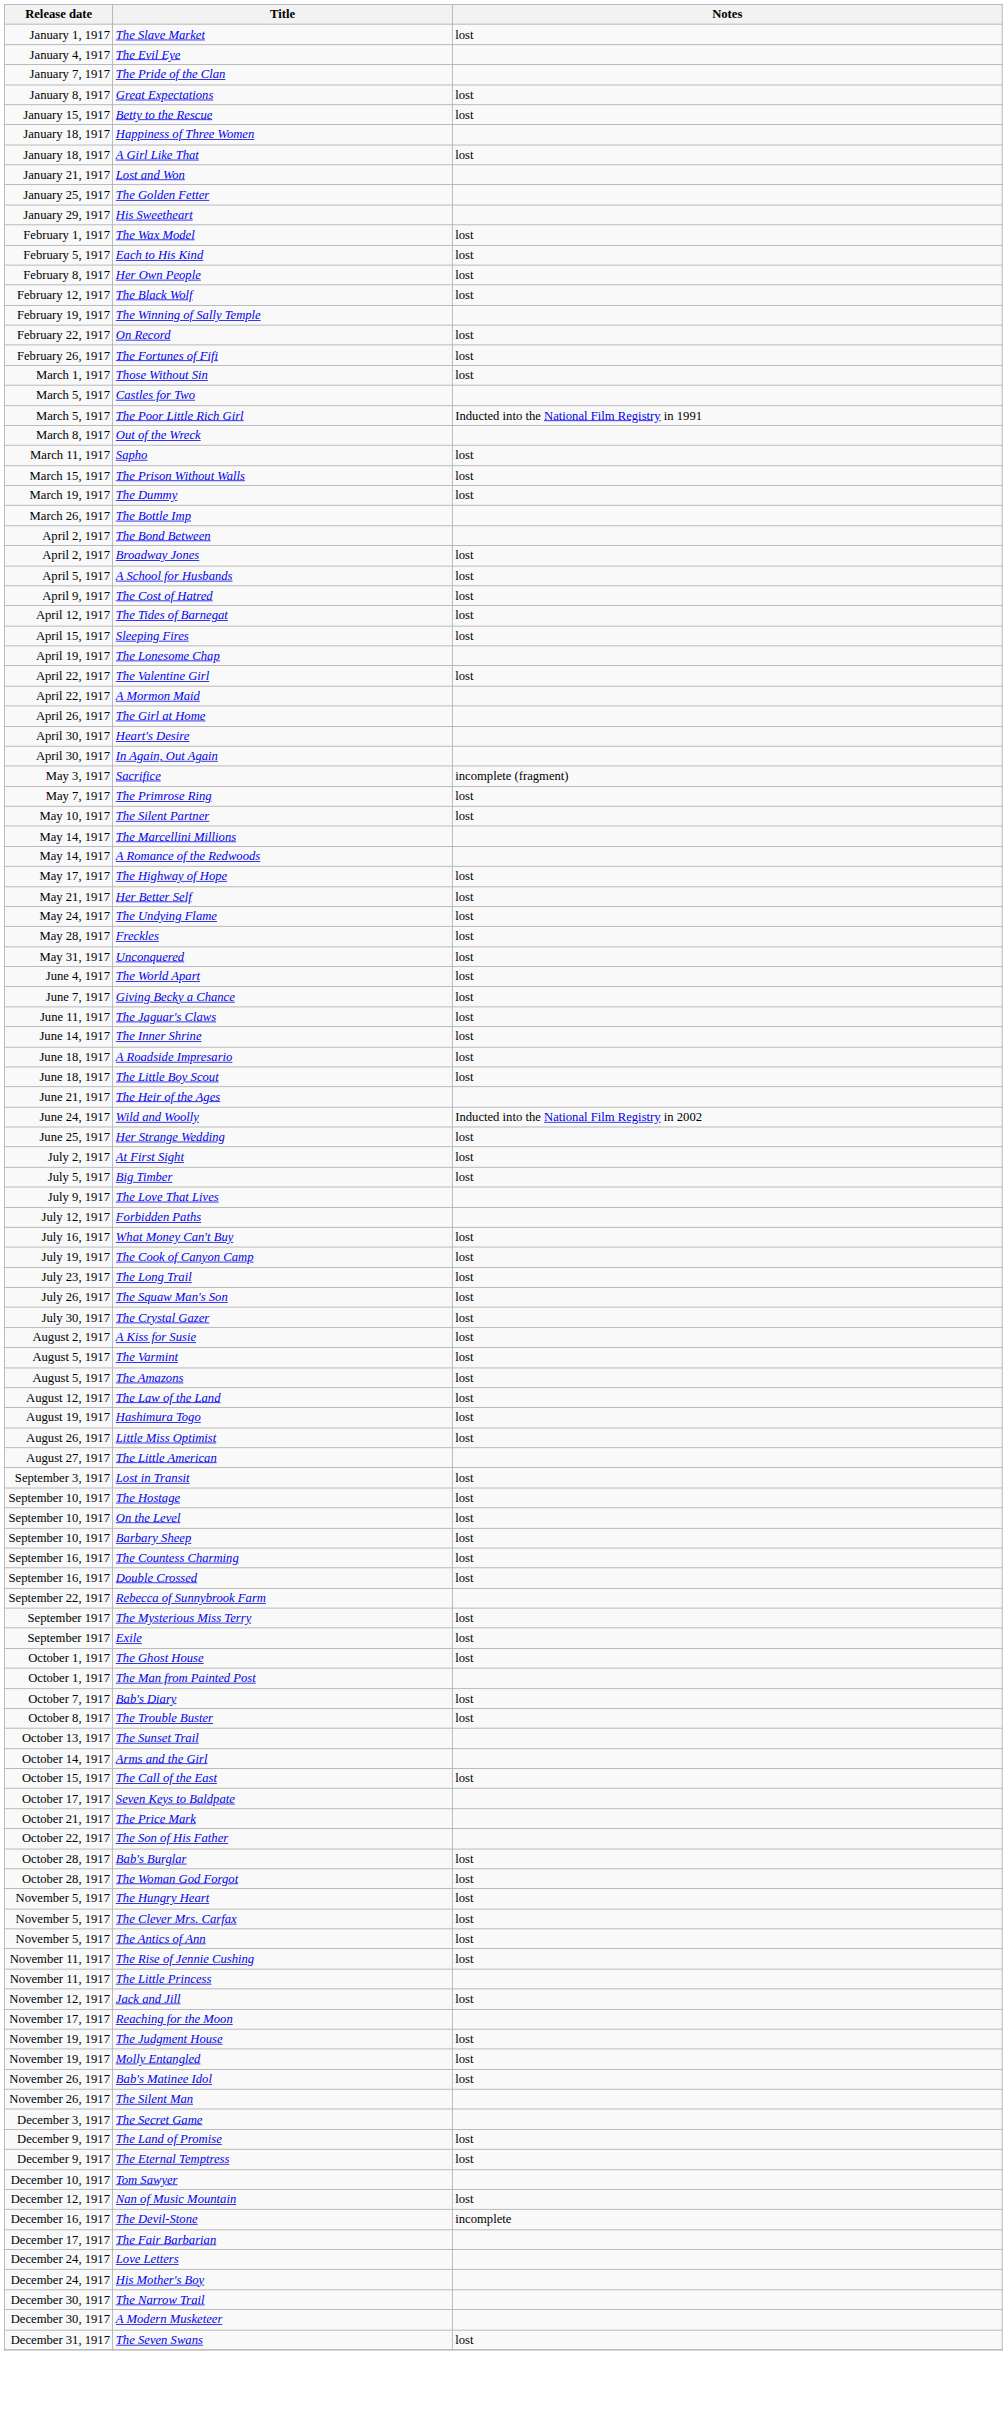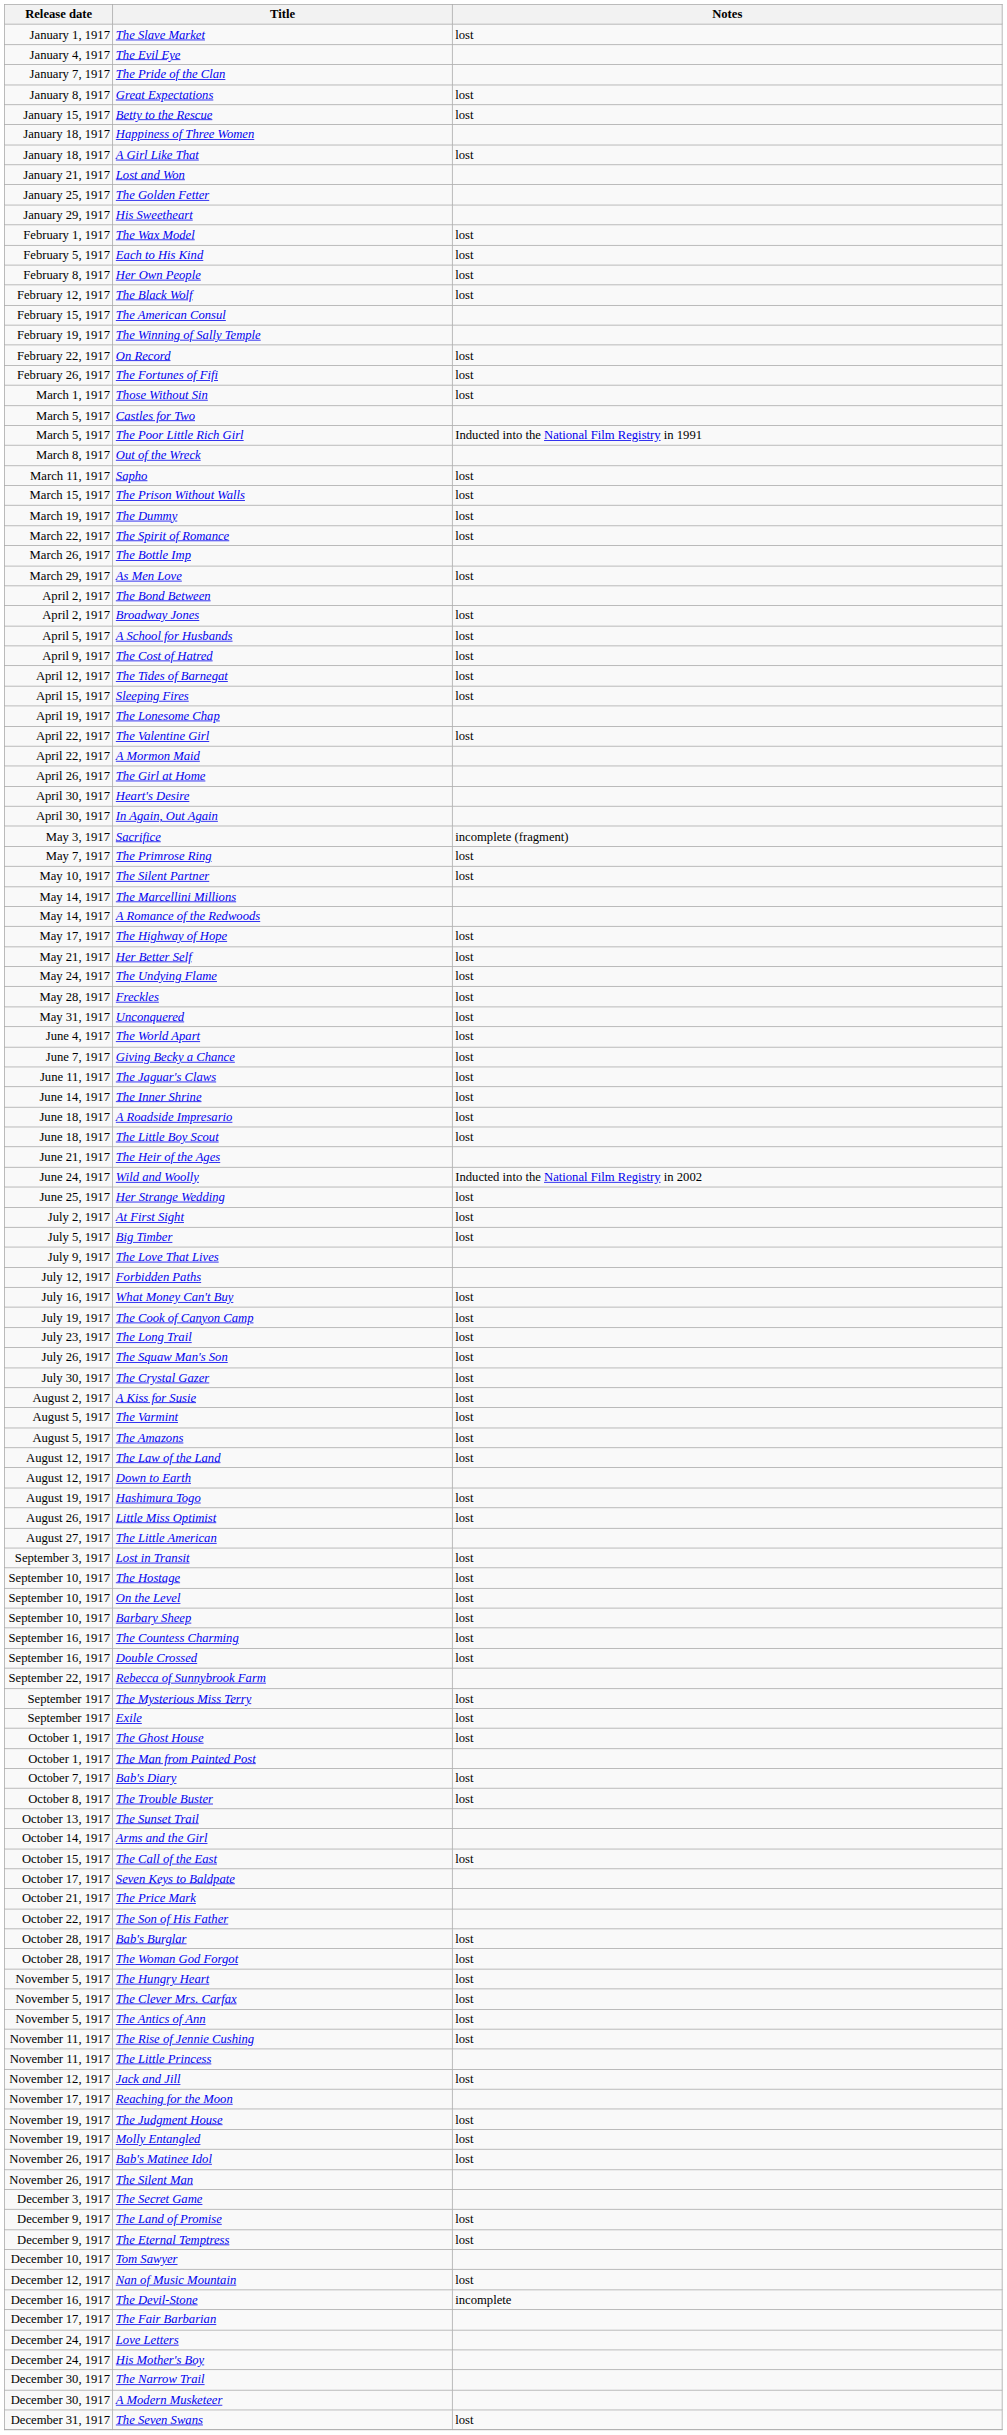+ row: (171, 315)
+ row: (173, 535)
+ row: (149, 575)
+ row: (153, 1477)
